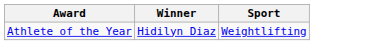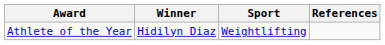+ column: (345, 13)
